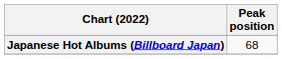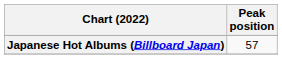(252, 44) 68 -> (252, 44) 57
